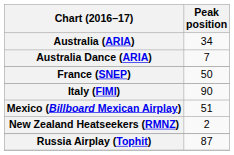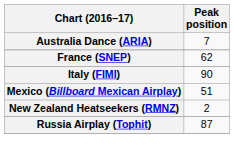- row: (94, 41)
(207, 74) 50 -> (207, 58) 62
